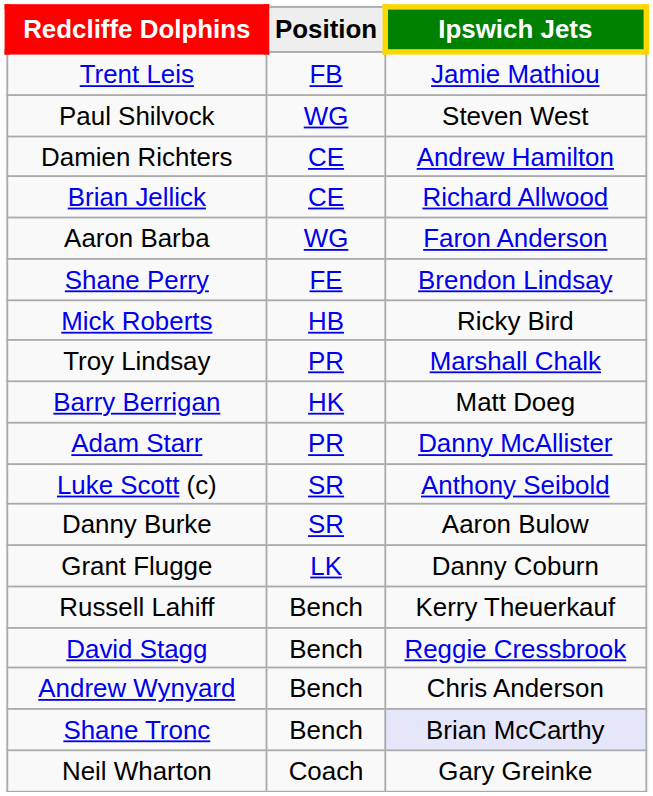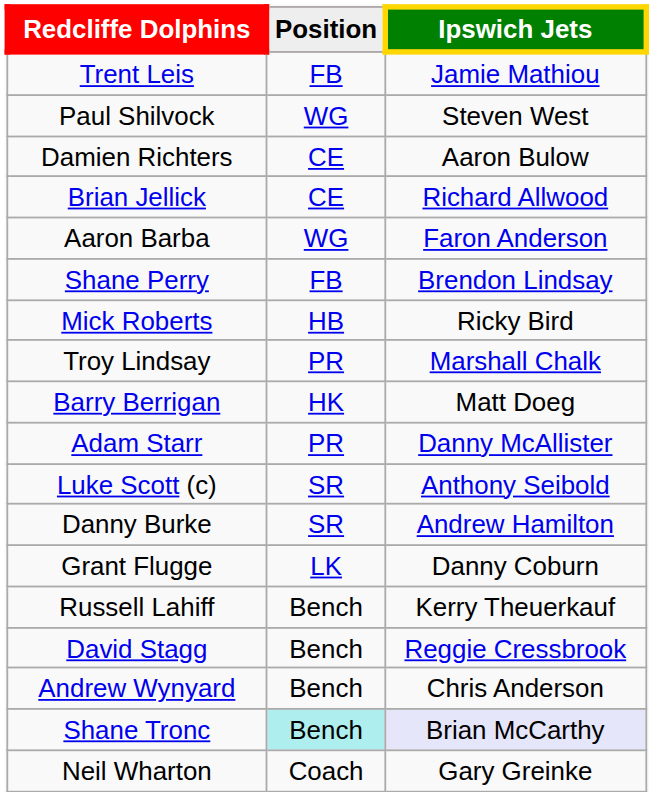(515, 156) Andrew Hamilton -> (515, 156) Aaron Bulow
(326, 279) FE -> (326, 279) FB
(515, 525) Aaron Bulow -> (515, 525) Andrew Hamilton
(326, 730) no background -> (326, 730) paleturquoise background
